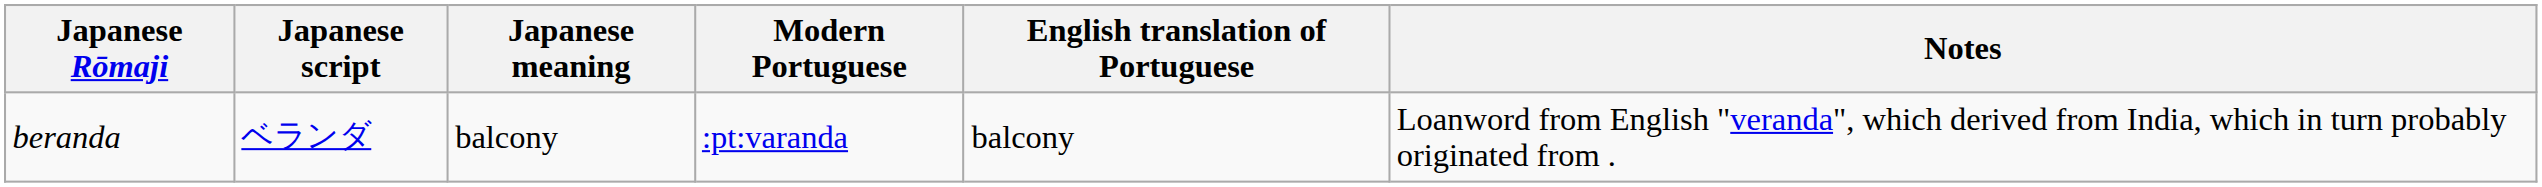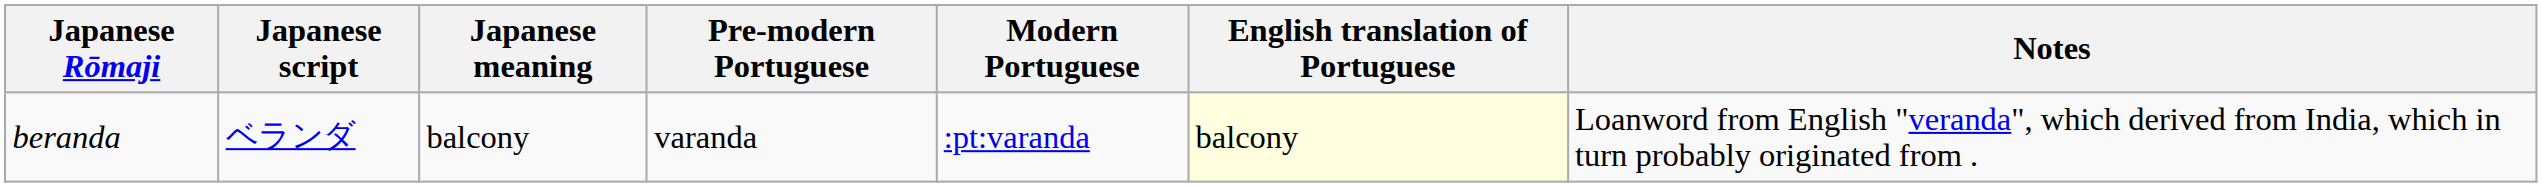+ column: (792, 48)
(1023, 136) no background -> (1247, 136) lightyellow background
